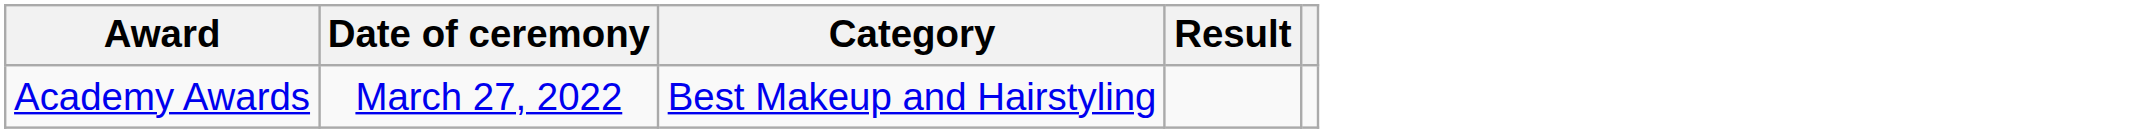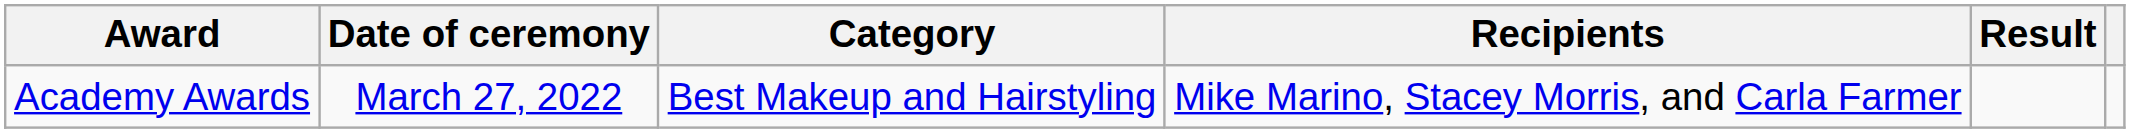+ column: (1568, 34)
